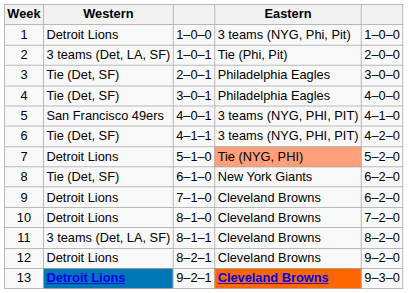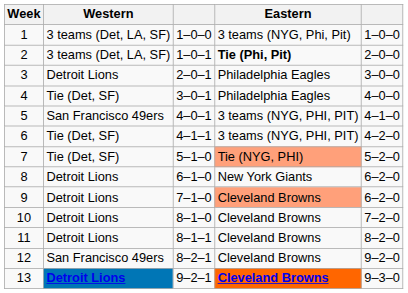(82, 34) Detroit Lions -> (108, 34) 3 teams (Det, LA, SF)
(253, 55) normal -> (255, 55) bold
(83, 75) Tie (Det, SF) -> (82, 75) Detroit Lions
(82, 156) Detroit Lions -> (83, 156) Tie (Det, SF)
(83, 177) Tie (Det, SF) -> (82, 177) Detroit Lions
(269, 197) no background -> (269, 197) lightsalmon background
(108, 237) 3 teams (Det, LA, SF) -> (82, 237) Detroit Lions
(82, 258) Detroit Lions -> (105, 258) San Francisco 49ers
